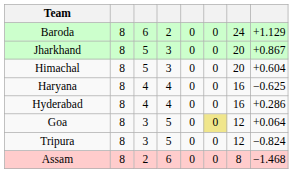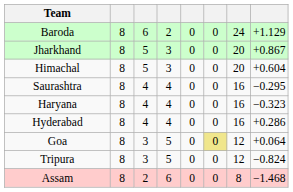+ row: (57, 86)
(269, 86) −0.625 -> (269, 104) −0.323
